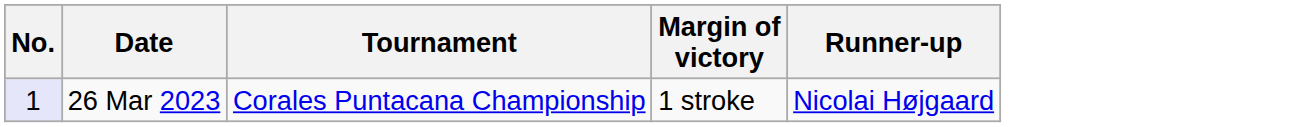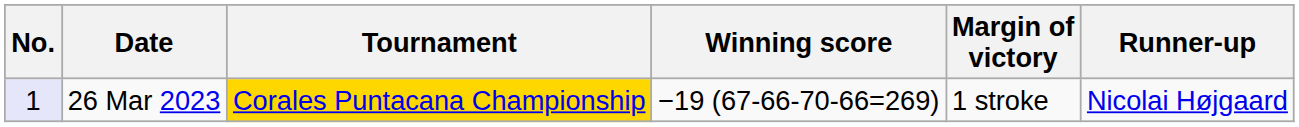+ column: (799, 42)
(439, 100) no background -> (439, 100) gold background
